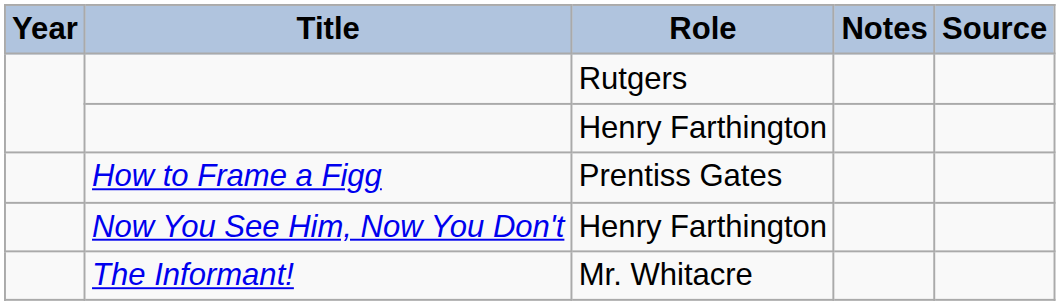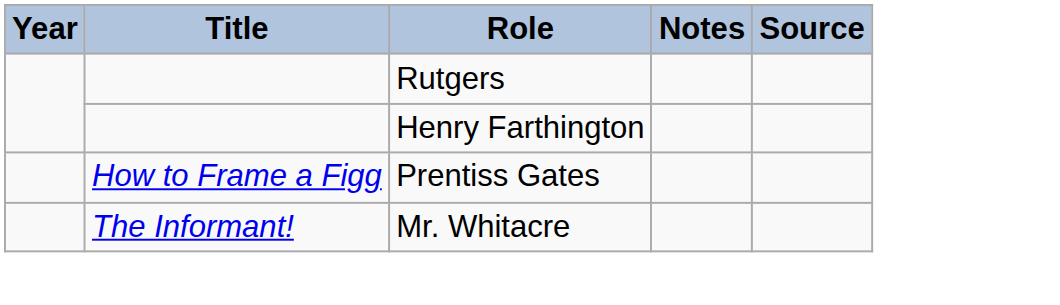- row: (328, 226)
